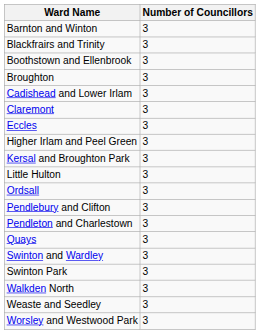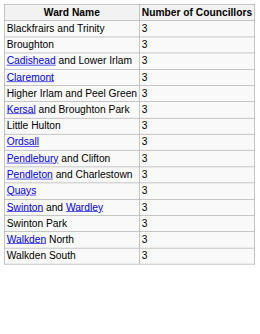- row: (52, 28)
- row: (69, 61)
- row: (22, 126)
+ row: (41, 256)
- row: (54, 304)
- row: (72, 321)
